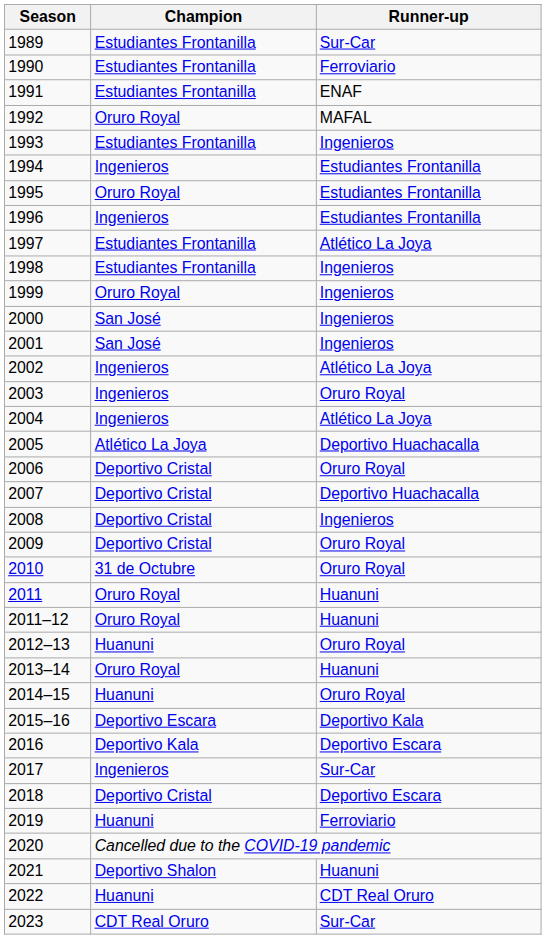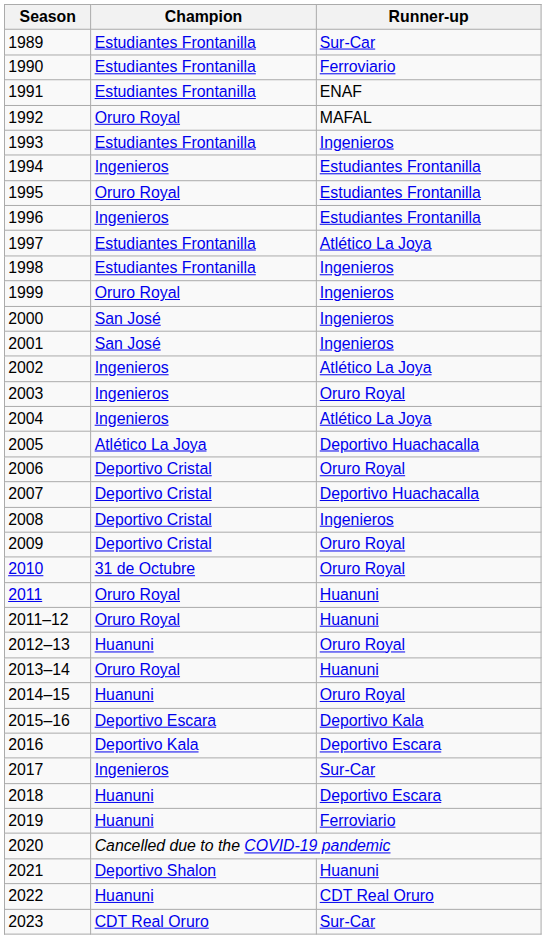(153, 795) Deportivo Cristal -> (124, 795) Huanuni
